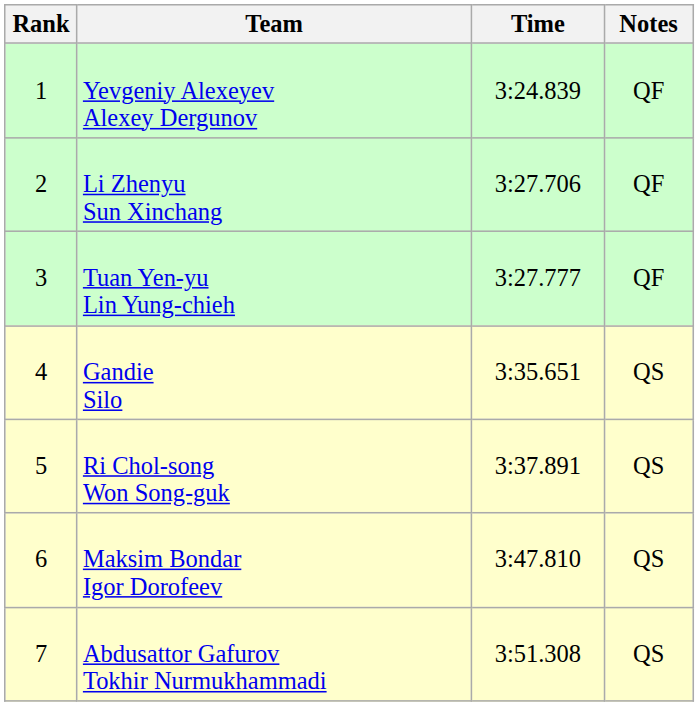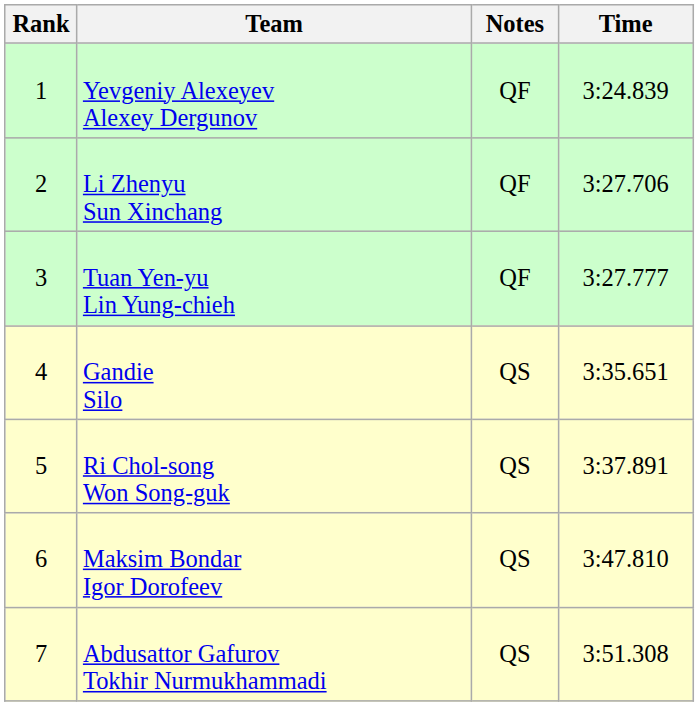columns swapped: (538, 23) <-> (649, 23)
